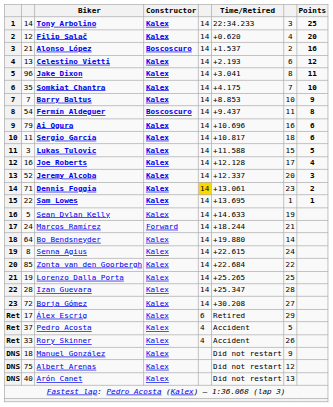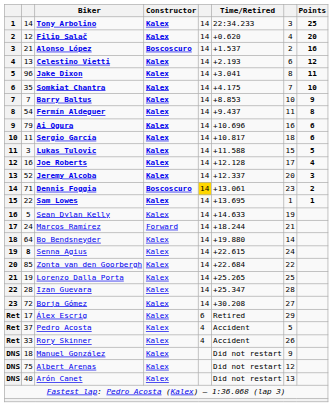(169, 112) Boscoscuro -> (157, 112) Kalex
(157, 189) Kalex -> (169, 189) Boscoscuro
(28, 252) normal -> (28, 252) bold
